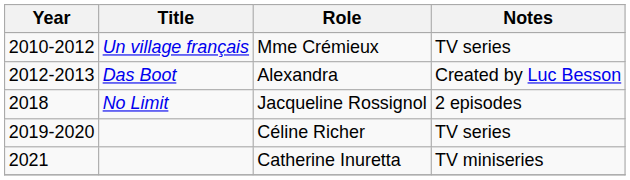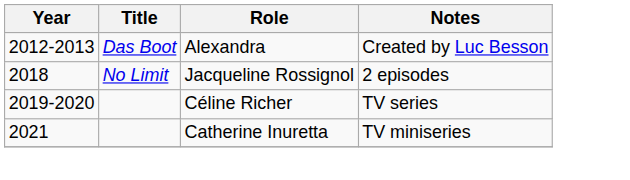- row: (318, 47)
